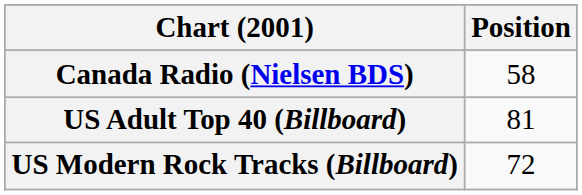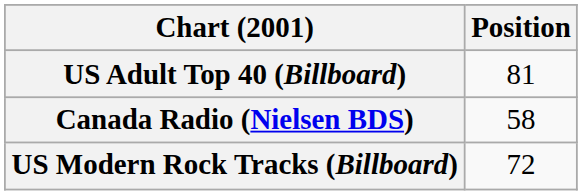rows swapped: (235, 73) <-> (235, 119)
